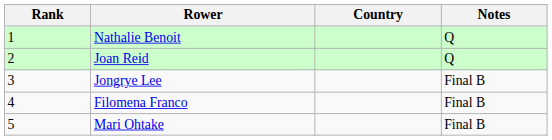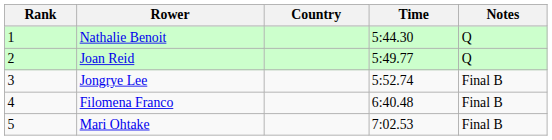+ column: (414, 15)
